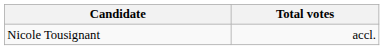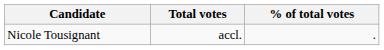+ column: (312, 14)
